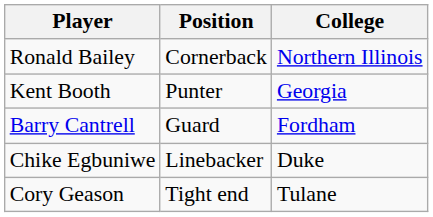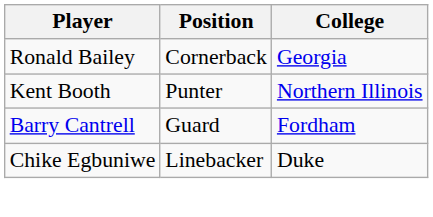(350, 56) Northern Illinois -> (312, 56) Georgia
(312, 90) Georgia -> (350, 90) Northern Illinois
- row: (67, 194)
